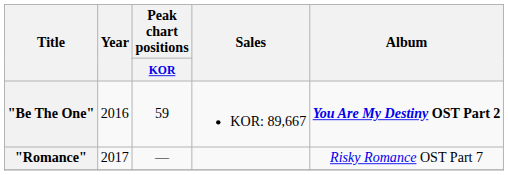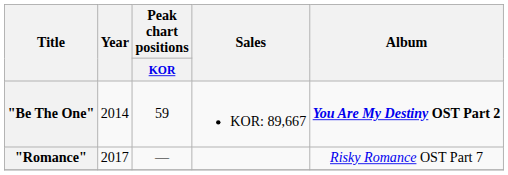(115, 114) 2016 -> (115, 114) 2014
